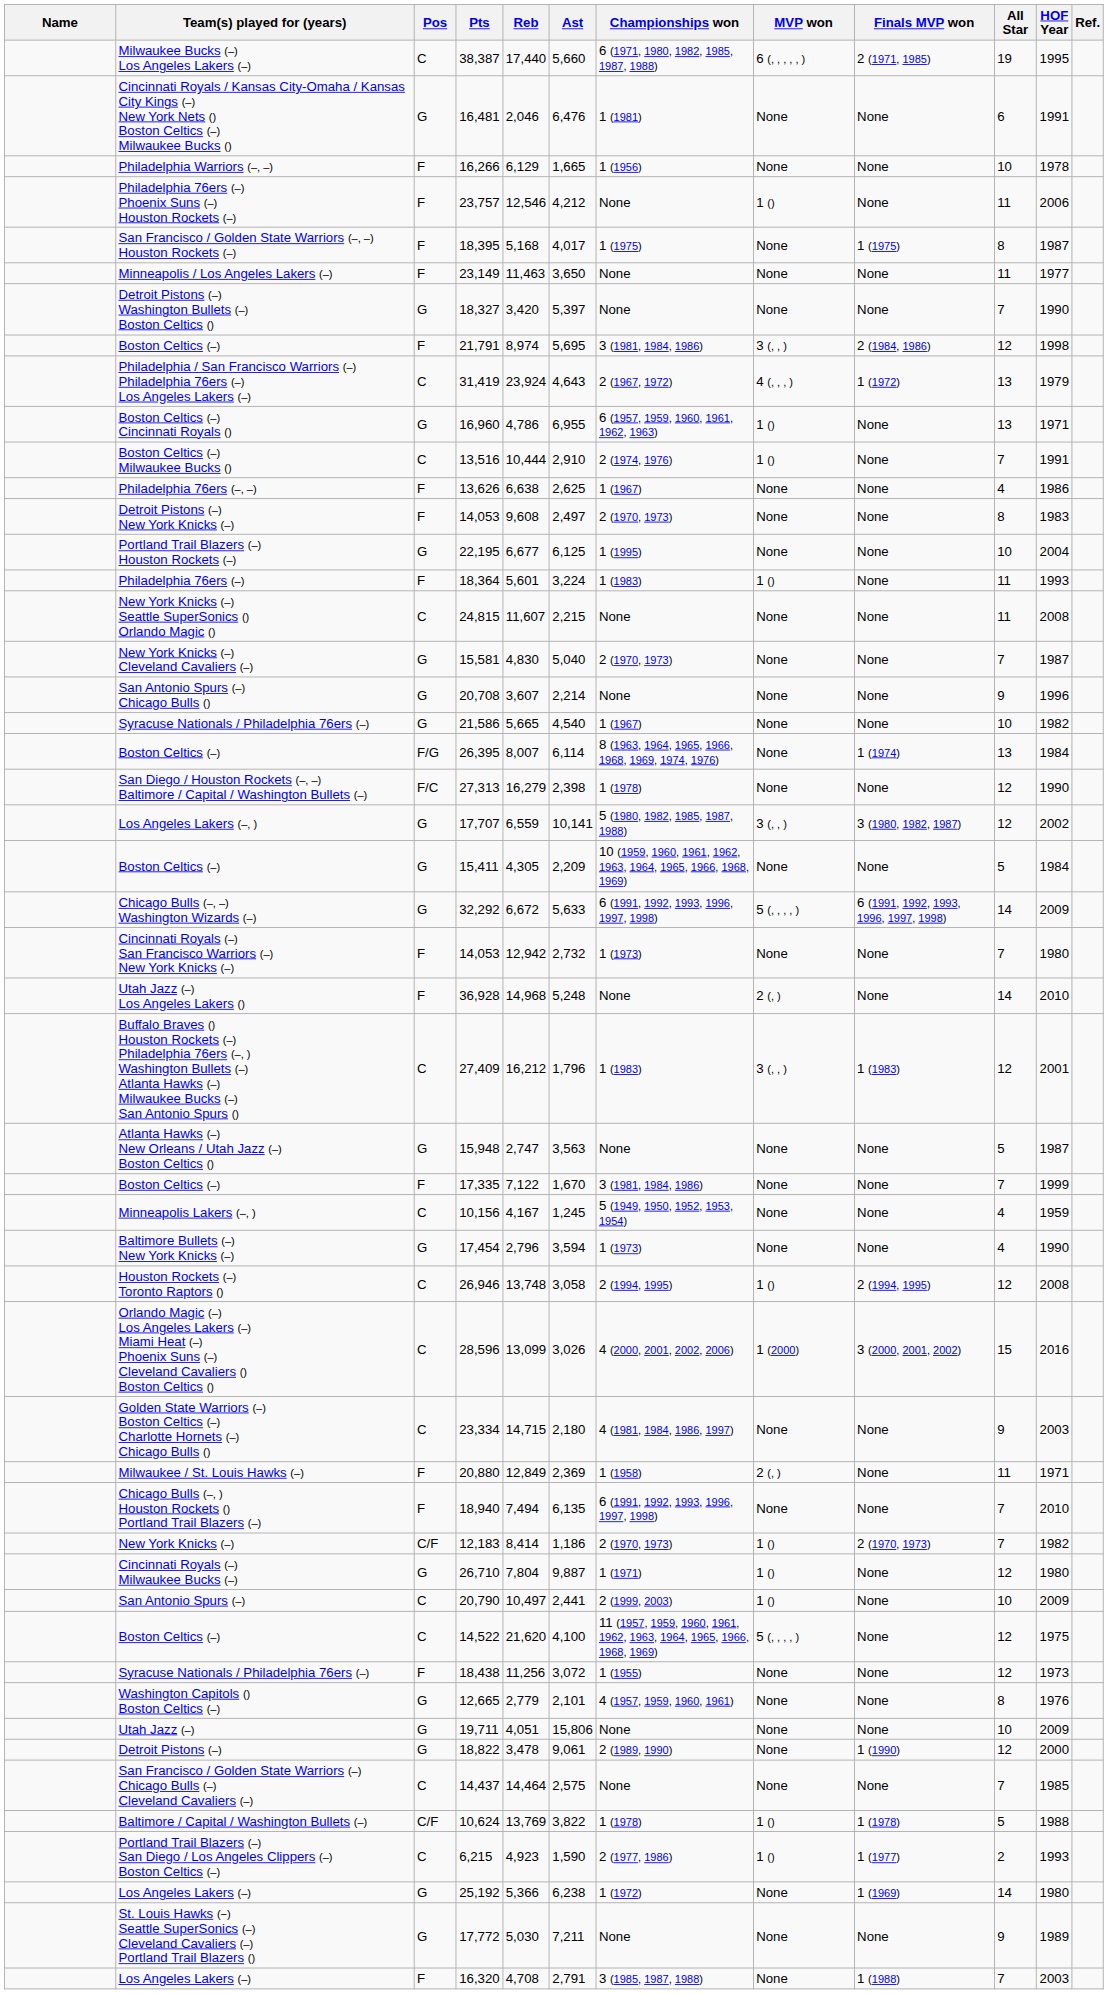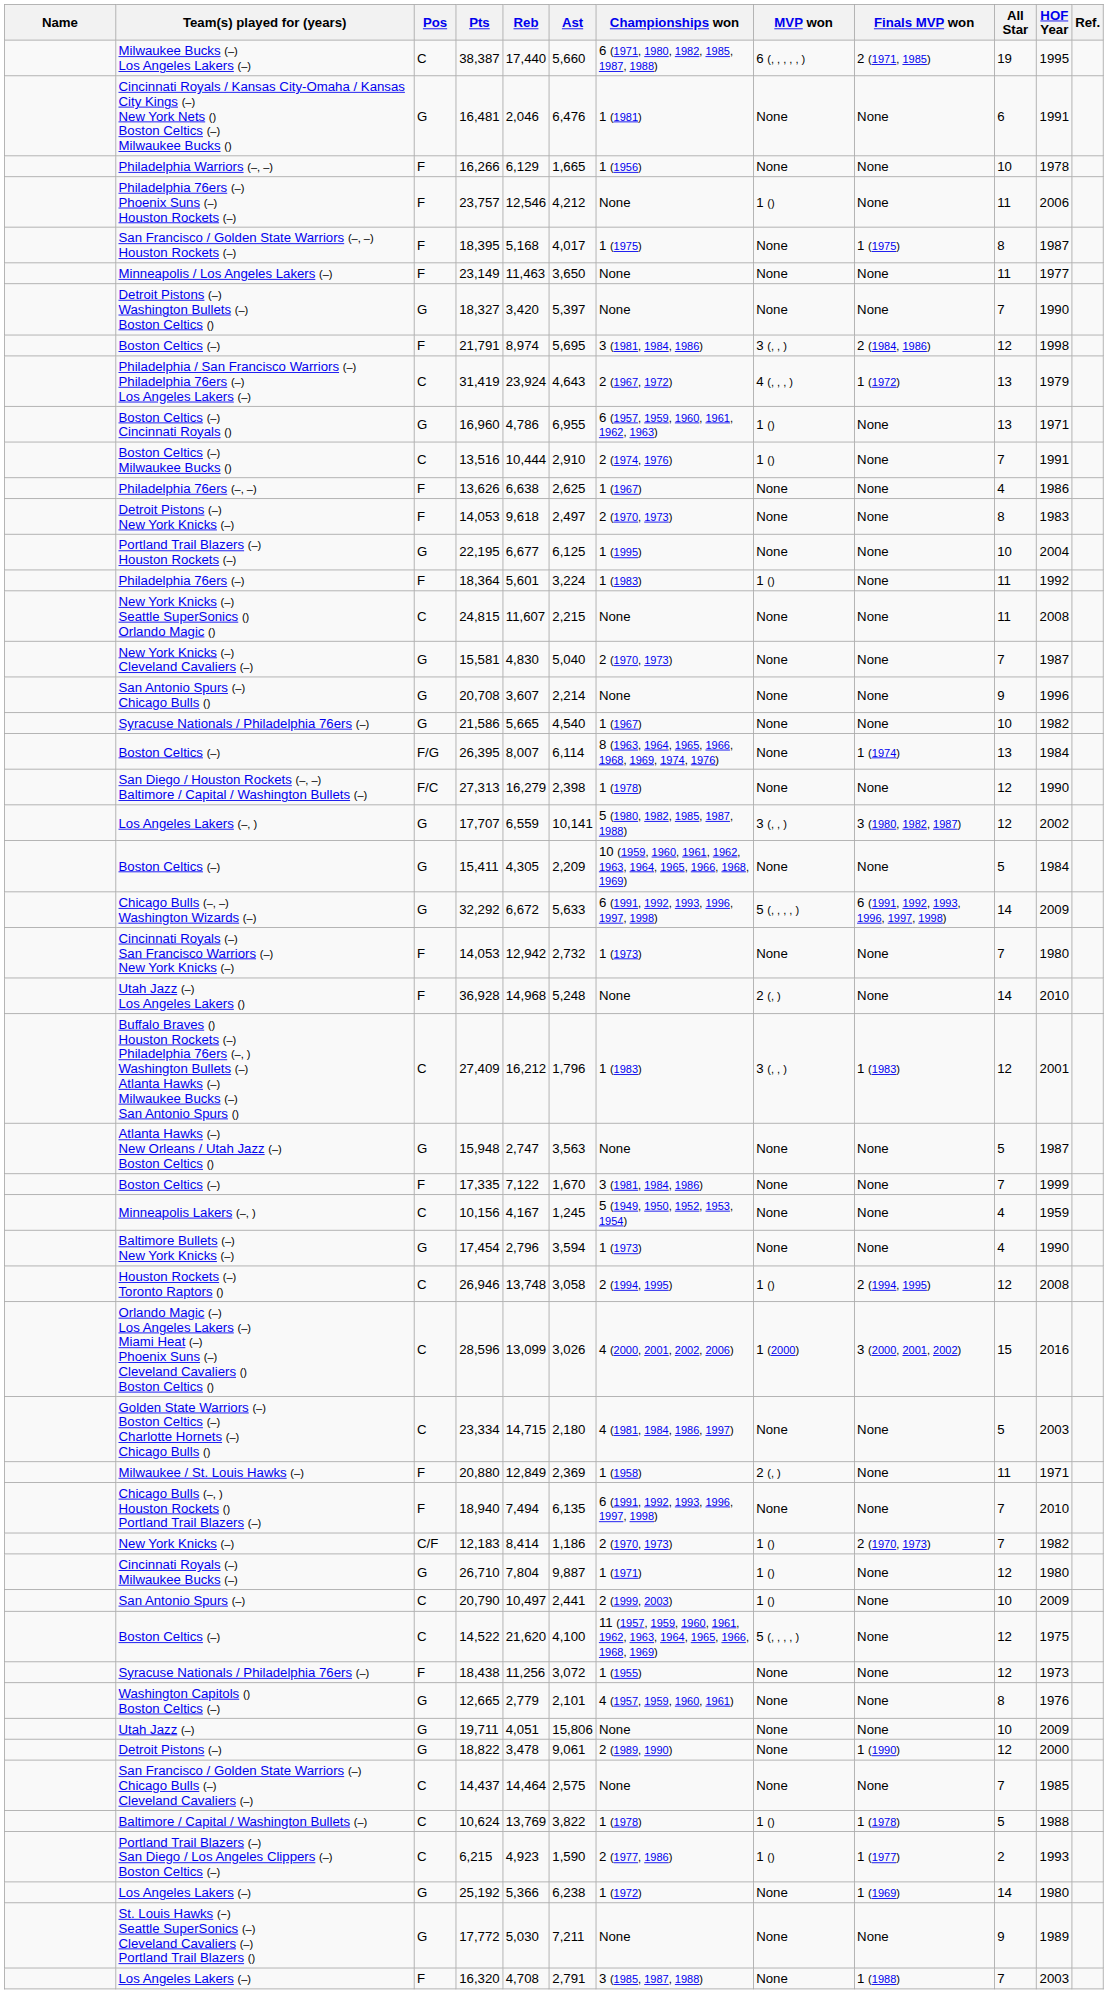(522, 516) 9,608 -> (522, 516) 9,618
(1054, 581) 1993 -> (1054, 581) 1992
(1001, 1429) 9 -> (1001, 1429) 5
(428, 1821) C/F -> (422, 1821) C
